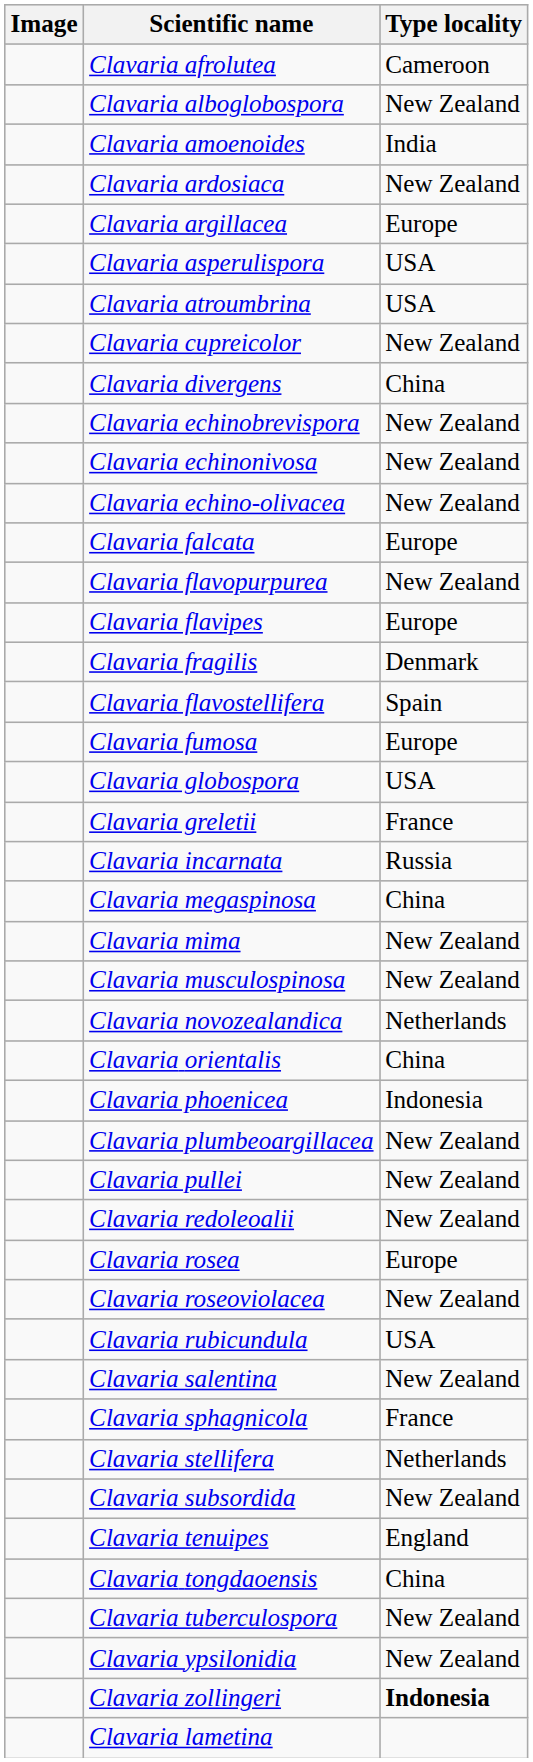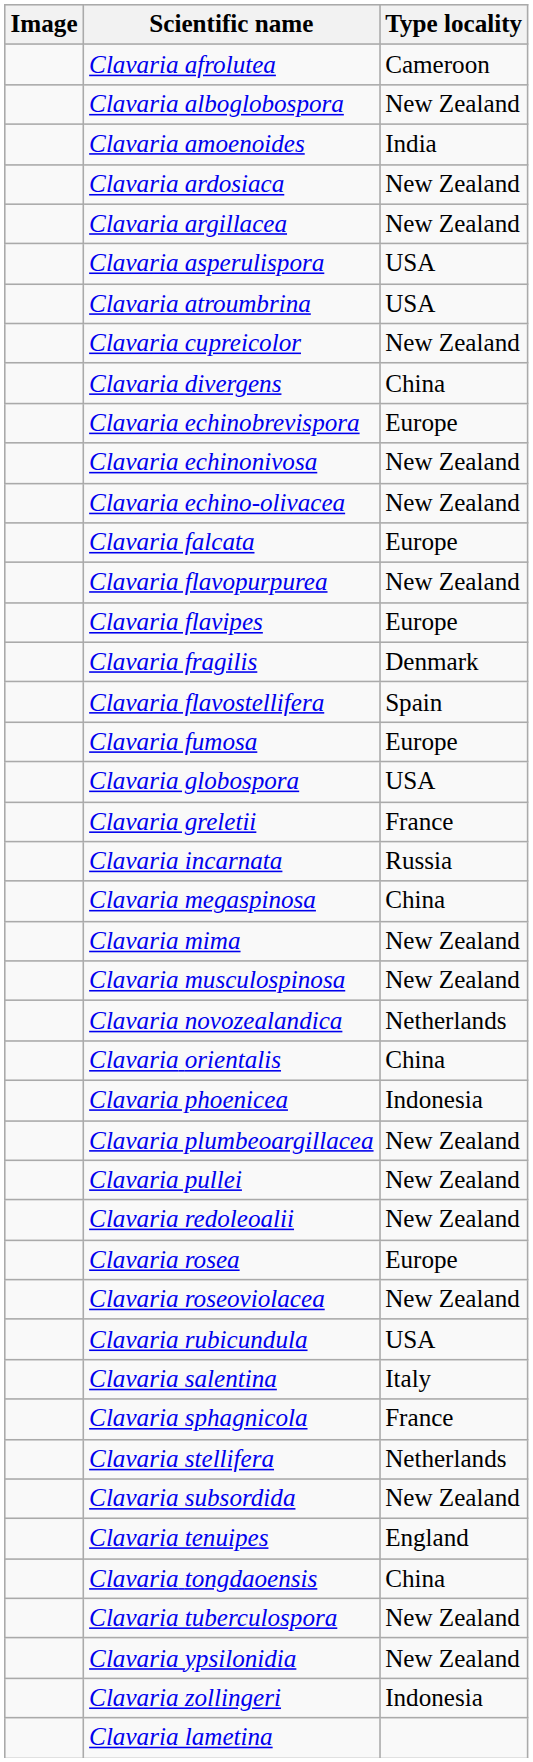(421, 223) Europe -> (452, 223) New Zealand
(452, 422) New Zealand -> (421, 422) Europe
(452, 1378) New Zealand -> (408, 1378) Italy
(438, 1697) bold -> (434, 1697) normal
